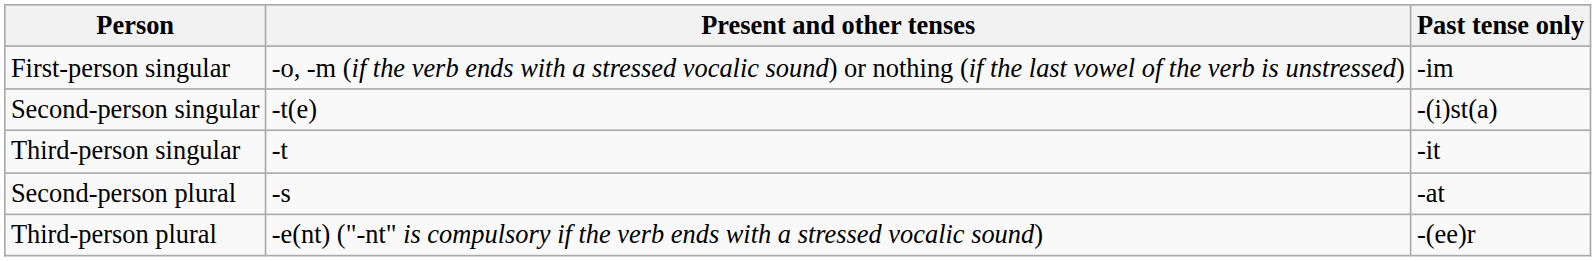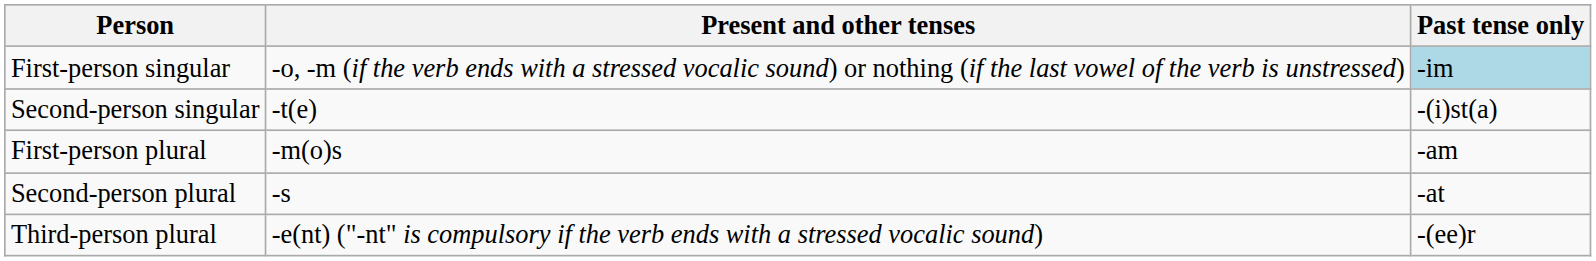(1435, 67) no background -> (1435, 67) lightblue background
- row: (126, 151)
+ row: (109, 151)
